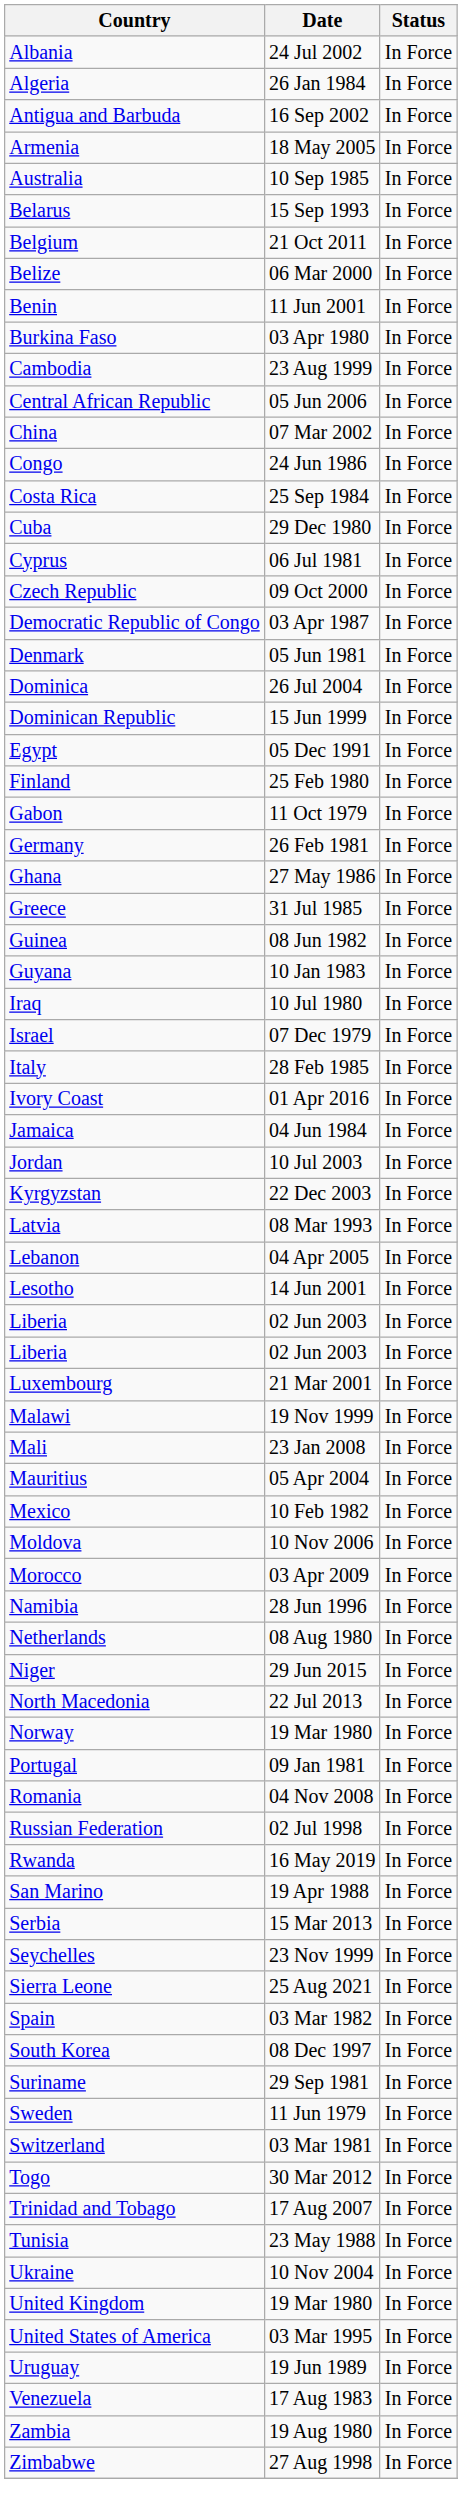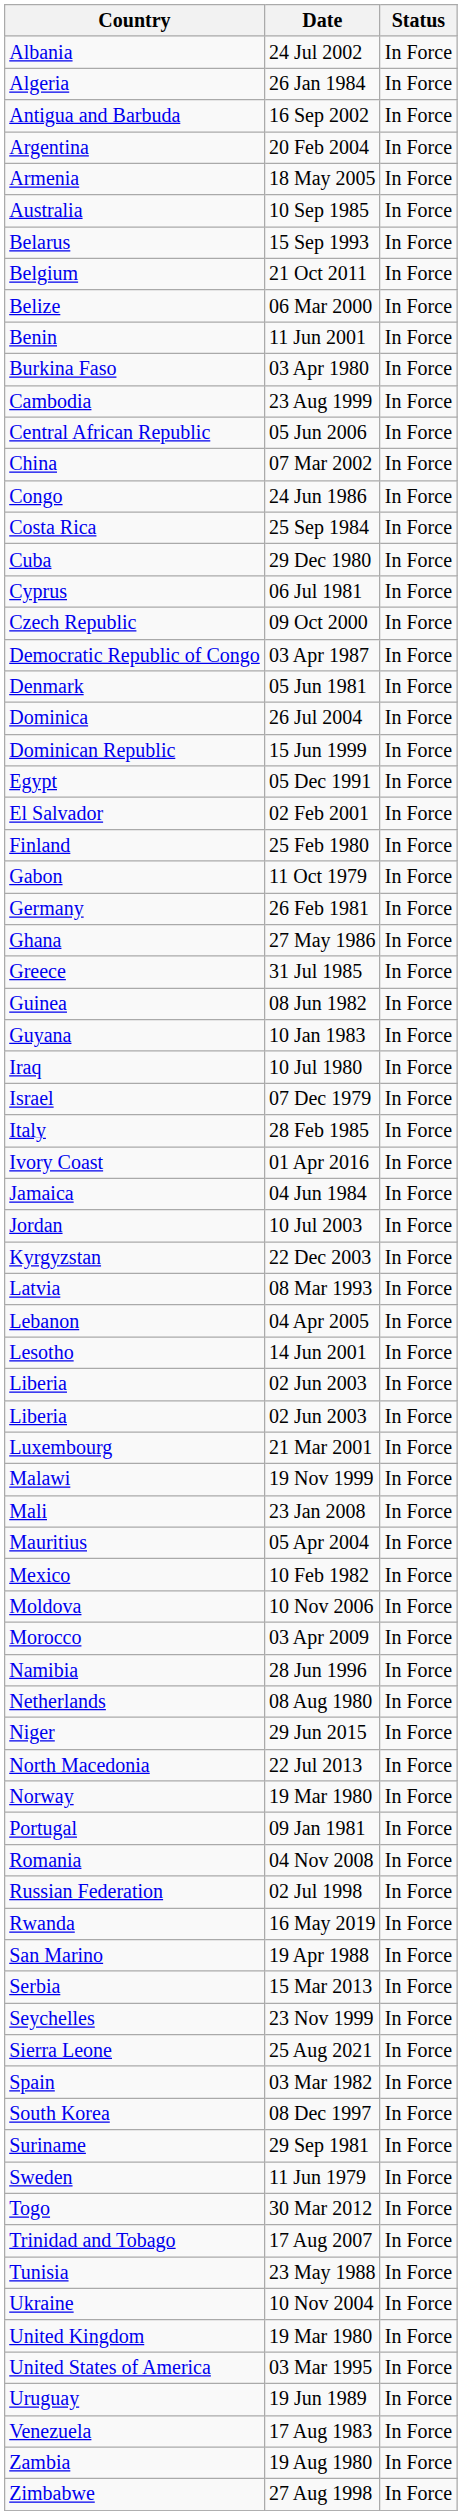+ row: (49, 147)
+ row: (56, 813)
- row: (57, 2145)
